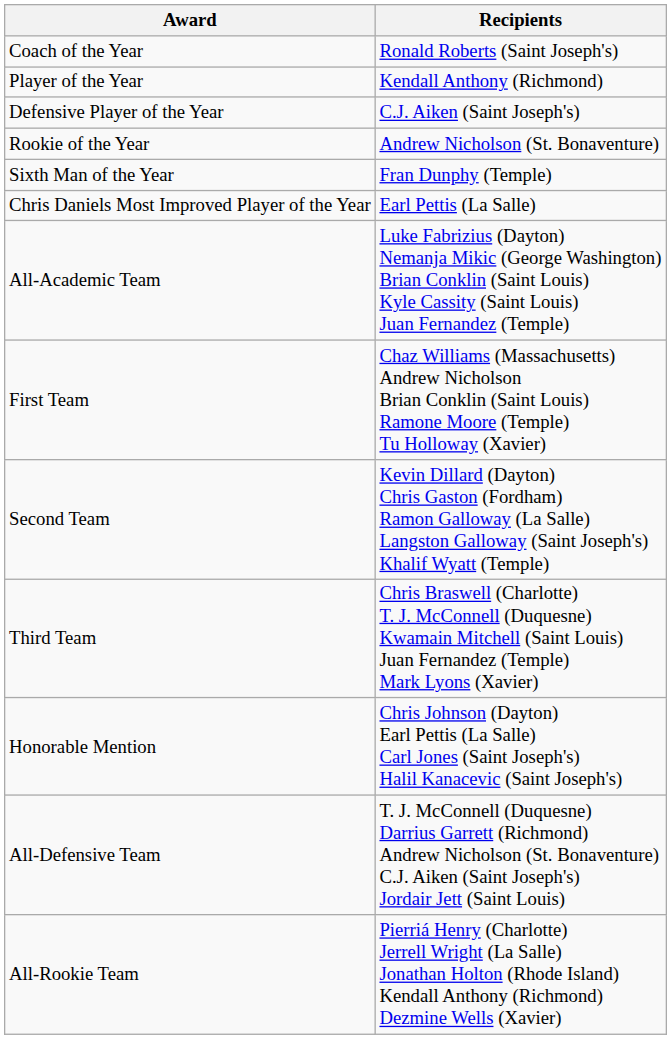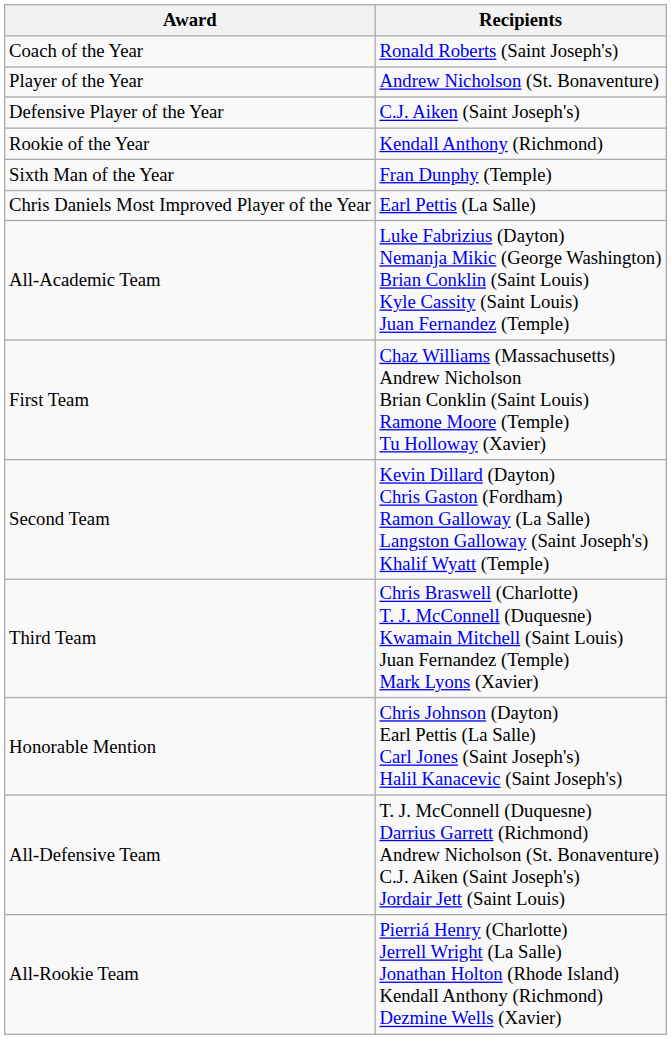(491, 82) Kendall Anthony (Richmond) -> (519, 82) Andrew Nicholson (St. Bonaventure)
(519, 143) Andrew Nicholson (St. Bonaventure) -> (491, 143) Kendall Anthony (Richmond)
